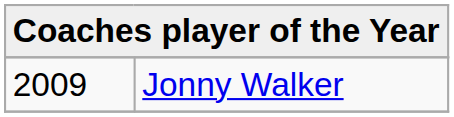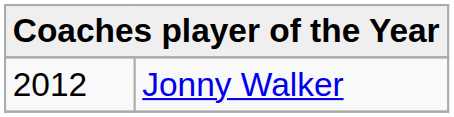(50, 84) 2009 -> (50, 84) 2012
